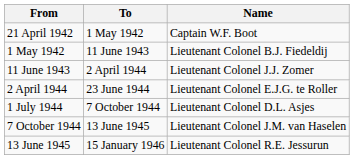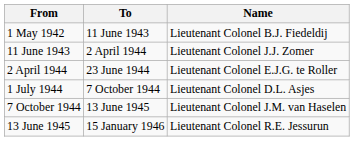- row: (40, 32)
